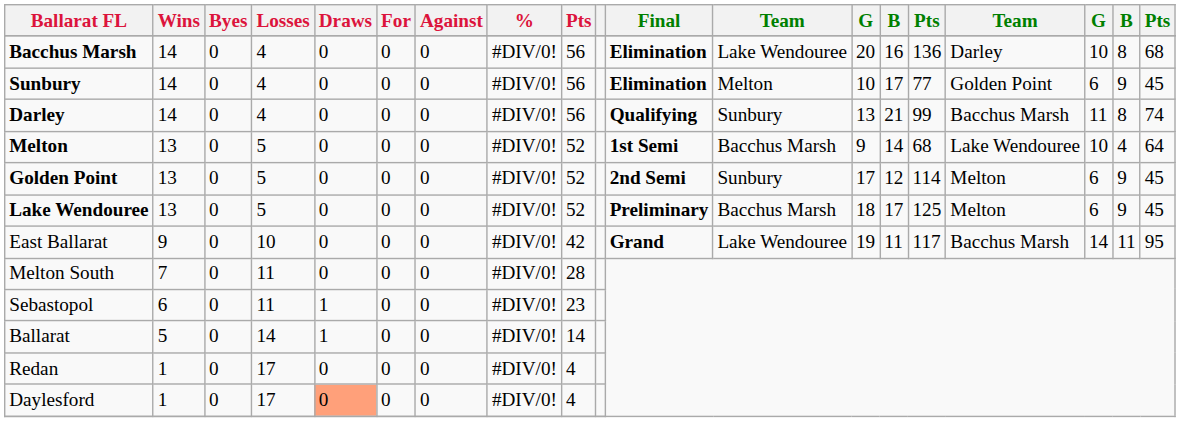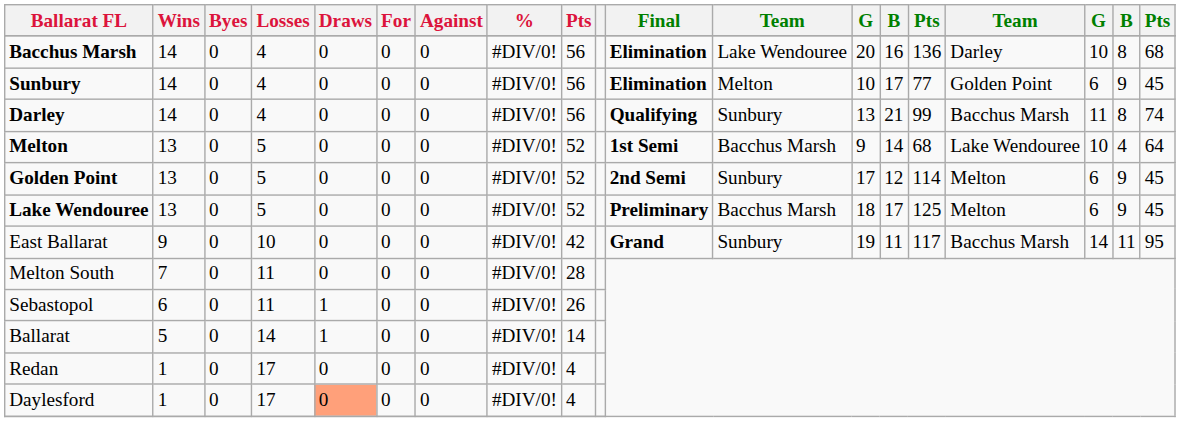(782, 241) Lake Wendouree -> (750, 241) Sunbury
(576, 304) 23 -> (576, 304) 26
